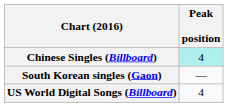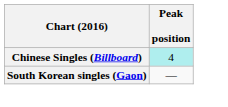- row: (92, 93)
